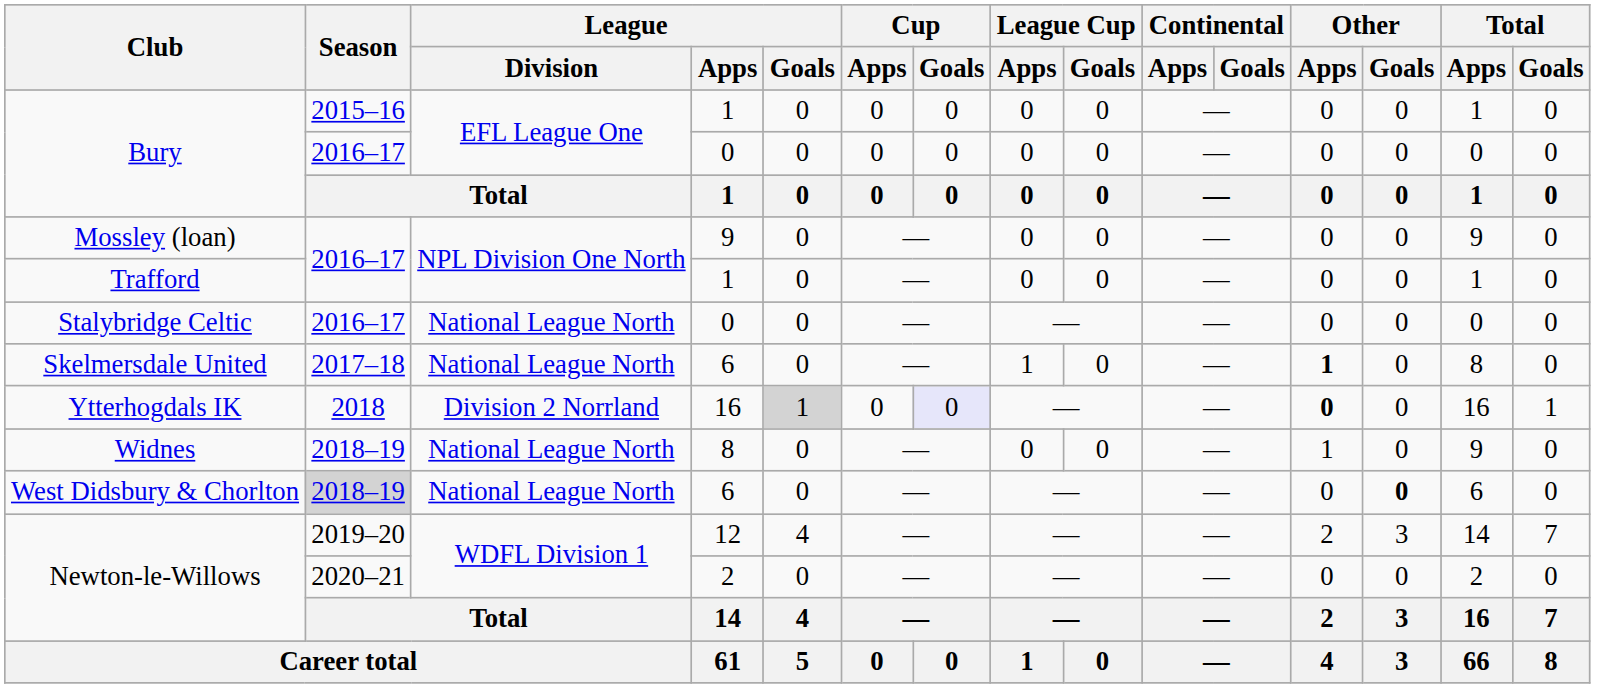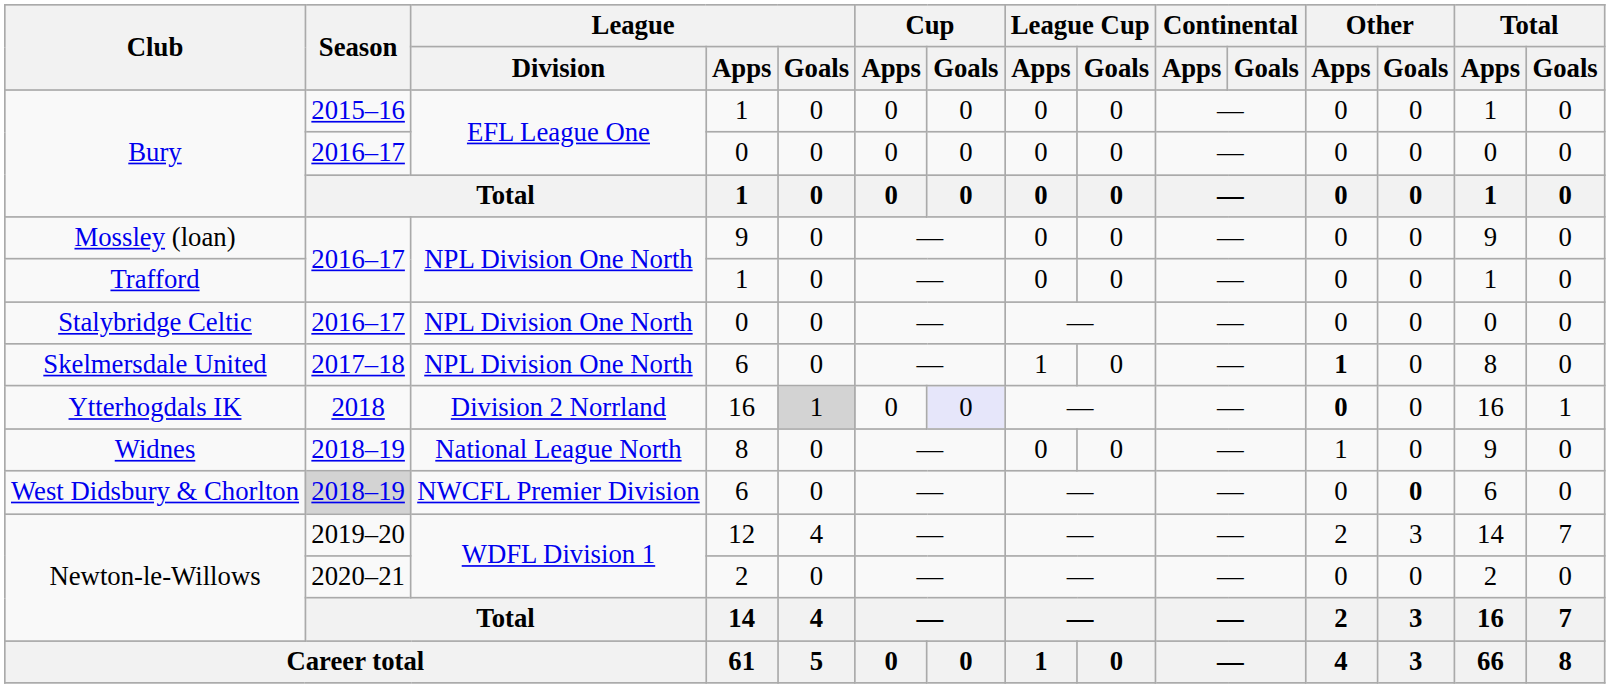(551, 322) National League North -> (558, 322) NPL Division One North
(551, 364) National League North -> (558, 364) NPL Division One North
(551, 491) National League North -> (558, 491) NWCFL Premier Division
